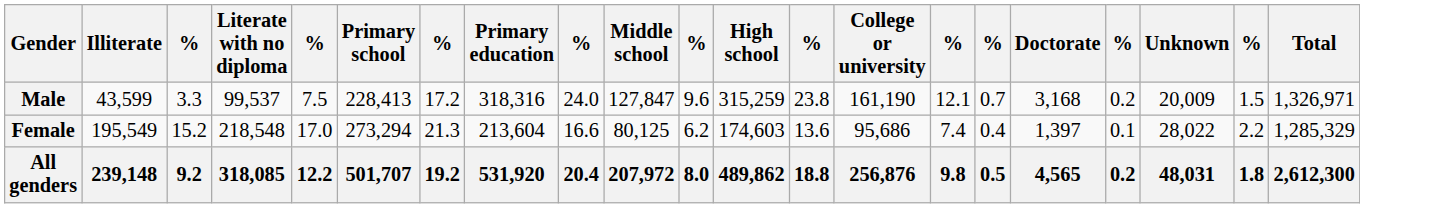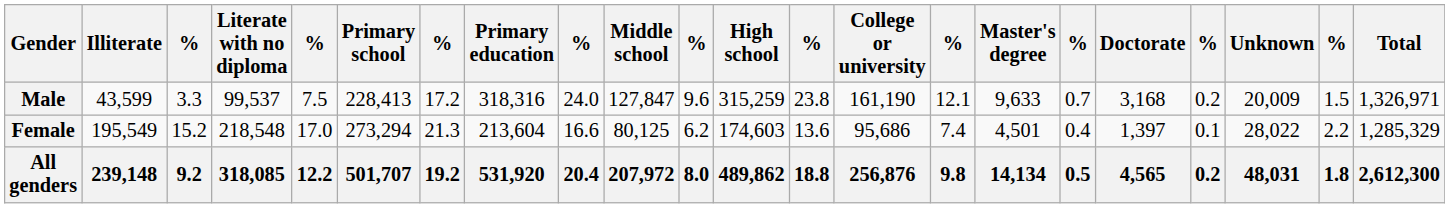+ column: (1018, 43)
